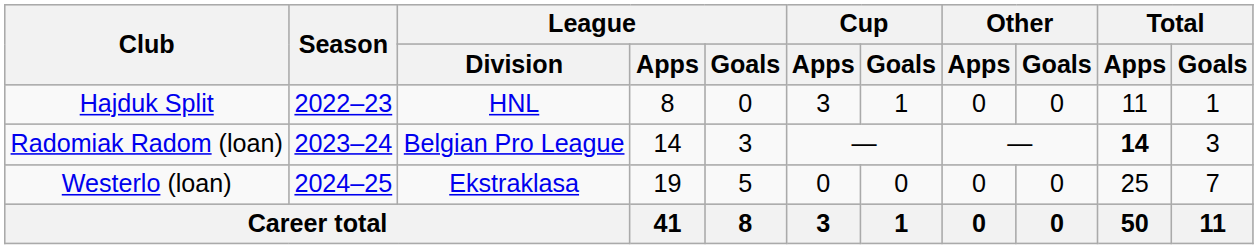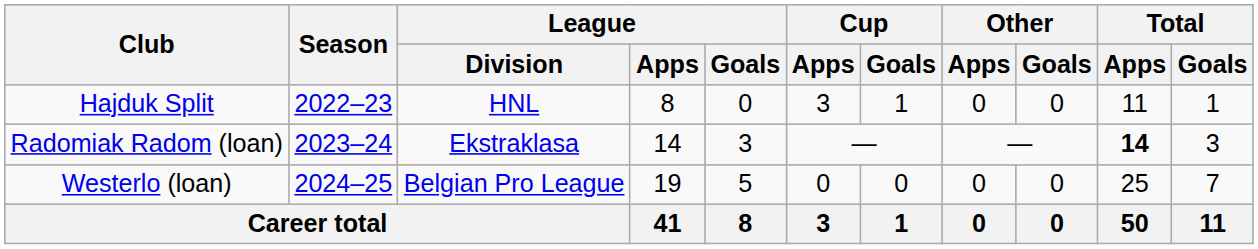(514, 143) Belgian Pro League -> (514, 143) Ekstraklasa
(514, 183) Ekstraklasa -> (514, 183) Belgian Pro League
